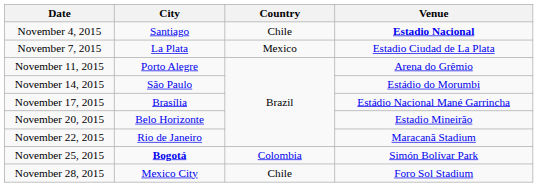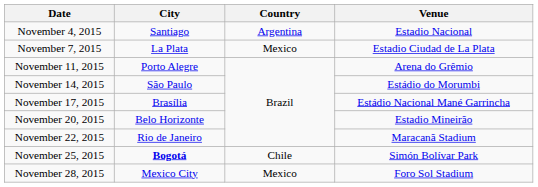(280, 31) Chile -> (280, 31) Argentina
(434, 31) bold -> (434, 31) normal
(280, 155) Colombia -> (280, 155) Chile
(280, 173) Chile -> (280, 173) Mexico
